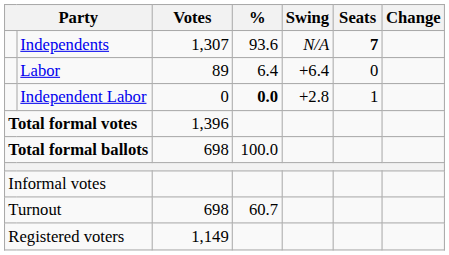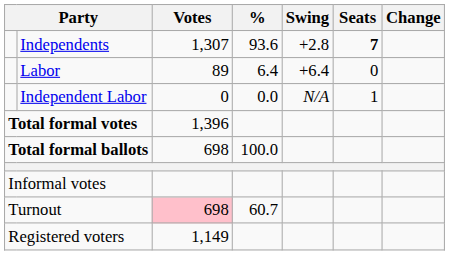(316, 44) N/A -> (314, 44) +2.8
(268, 96) bold -> (268, 96) normal
(314, 96) +2.8 -> (316, 96) N/A
(216, 210) no background -> (216, 210) pink background
